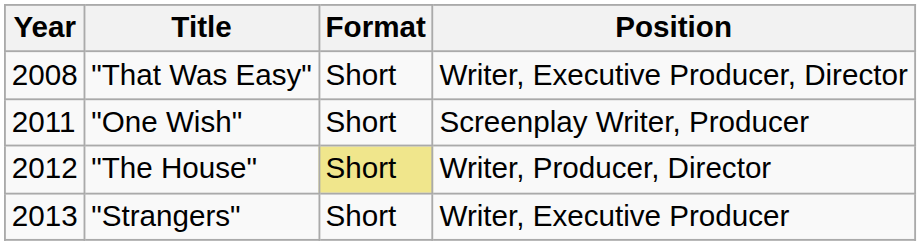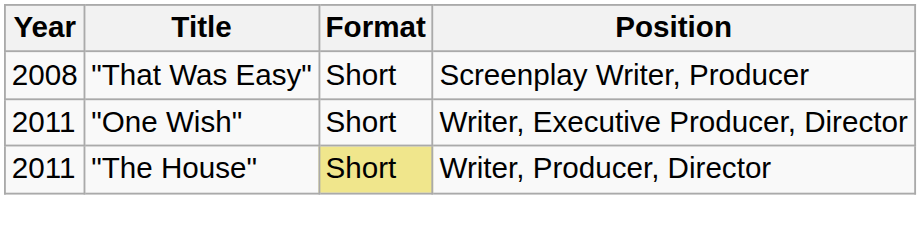(674, 74) Writer, Executive Producer, Director -> (624, 74) Screenplay Writer, Producer
(624, 121) Screenplay Writer, Producer -> (674, 121) Writer, Executive Producer, Director
(45, 168) 2012 -> (44, 168) 2011
- row: (166, 215)
